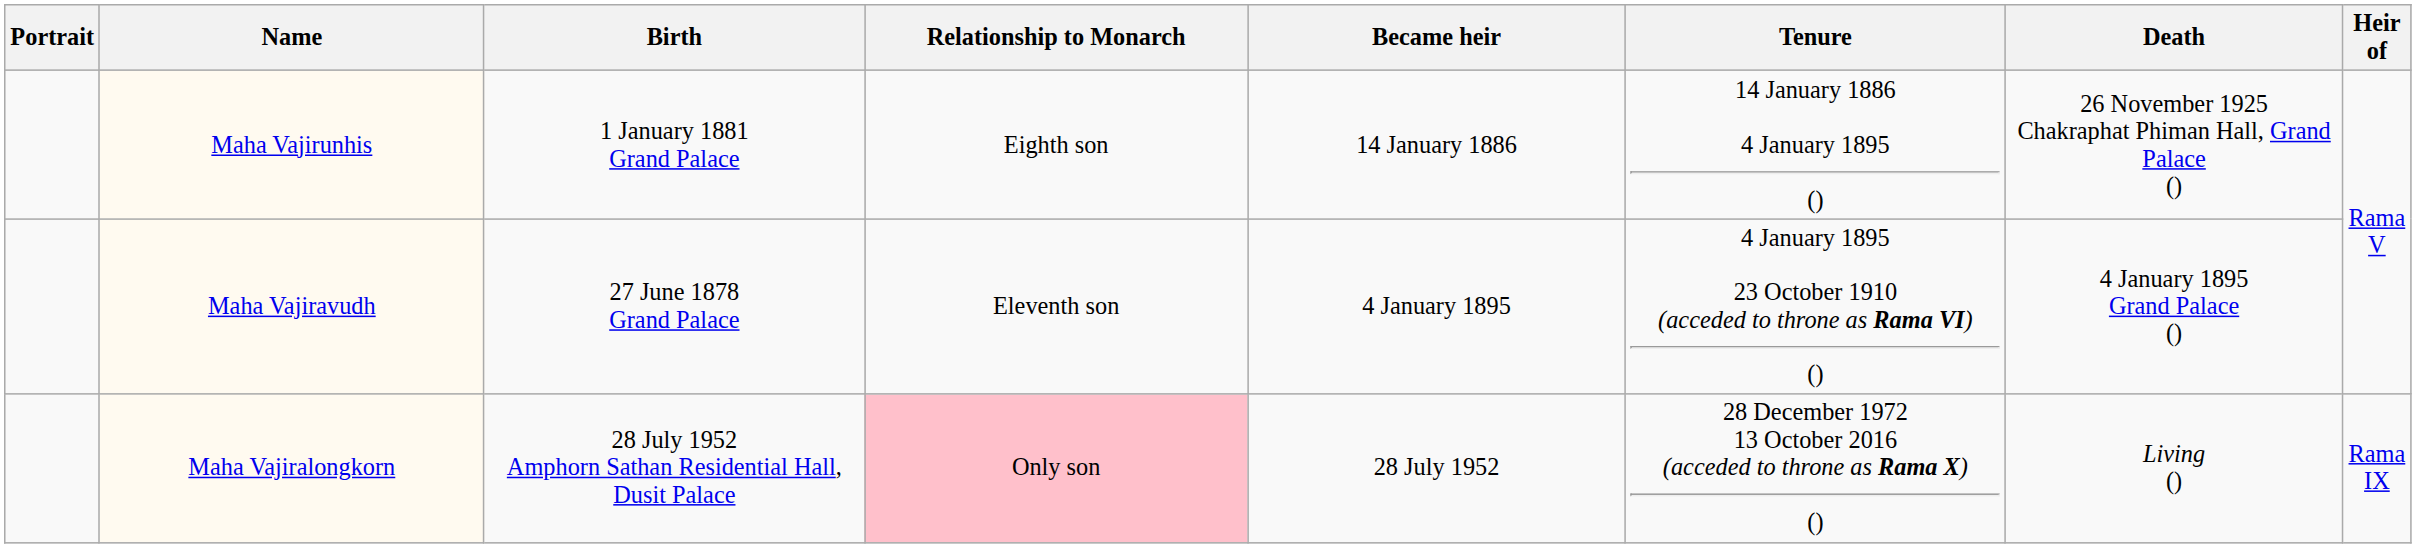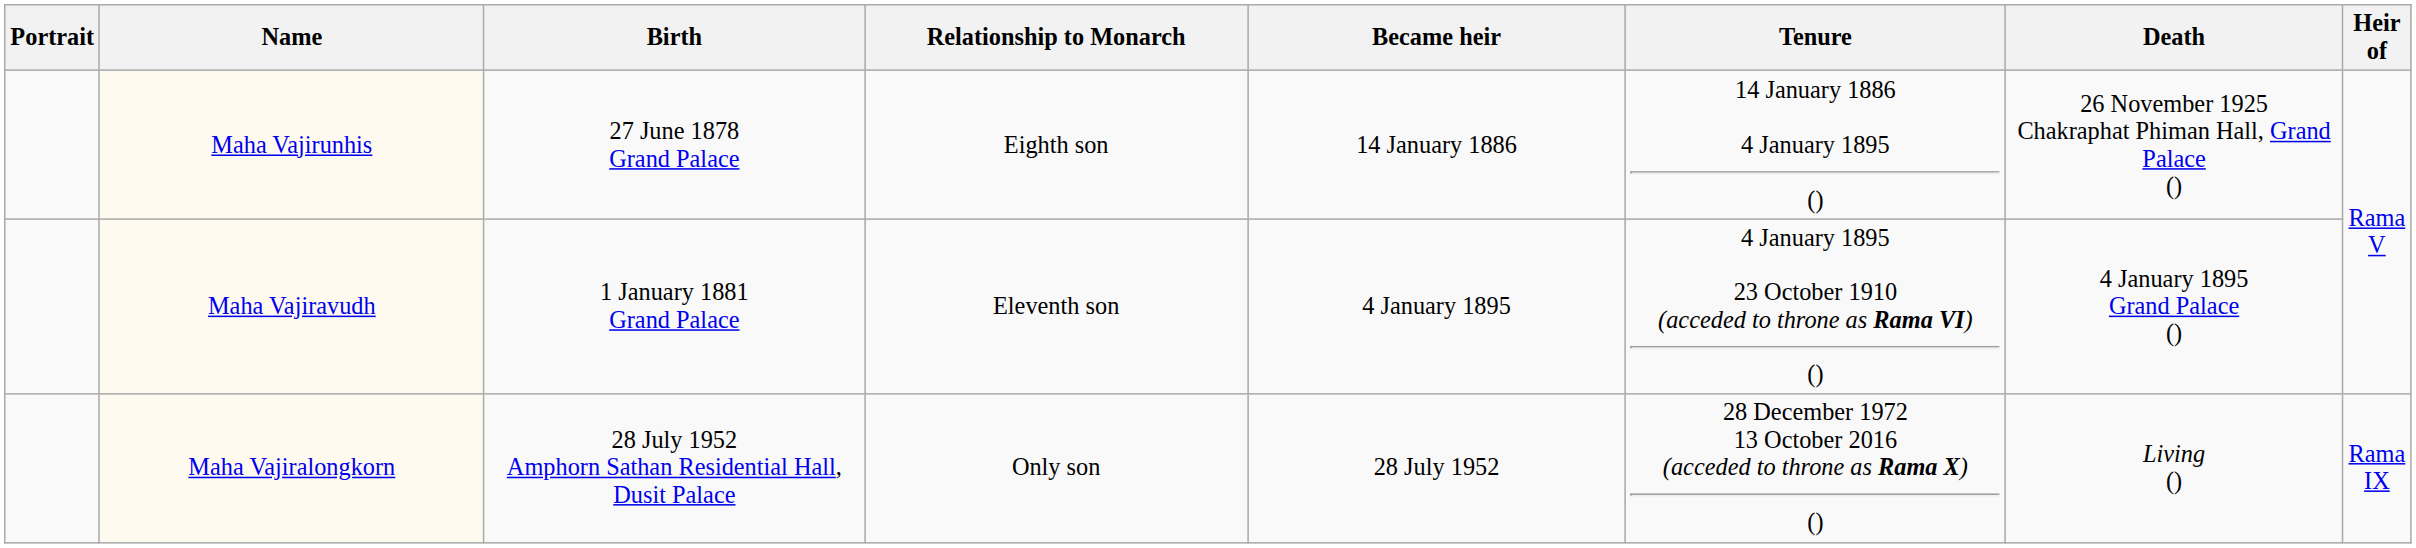(674, 144) 1 January 1881 Grand Palace -> (674, 144) 27 June 1878 Grand Palace
(674, 306) 27 June 1878 Grand Palace -> (674, 306) 1 January 1881 Grand Palace
(1056, 467) pink background -> (1056, 467) no background
